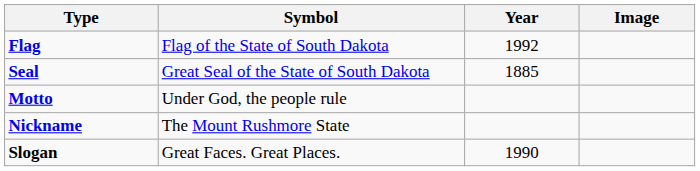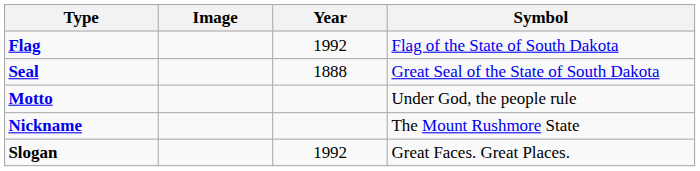columns swapped: (311, 17) <-> (637, 17)
(522, 71) 1885 -> (330, 71) 1888
(522, 152) 1990 -> (330, 152) 1992
